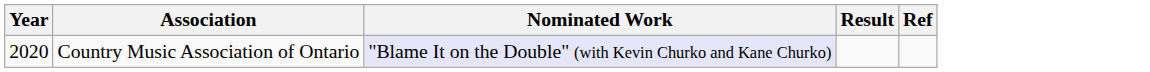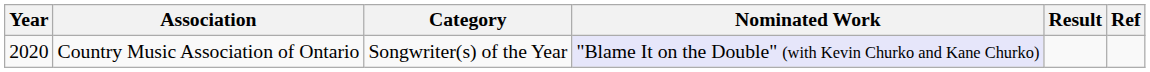+ column: (468, 20)
